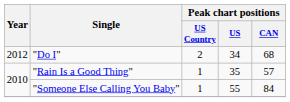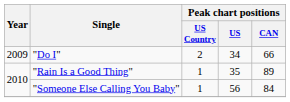(17, 54) 2012 -> (17, 54) 2009
(269, 54) 68 -> (269, 54) 66
(269, 71) 57 -> (269, 71) 89
(235, 88) 55 -> (235, 88) 56
